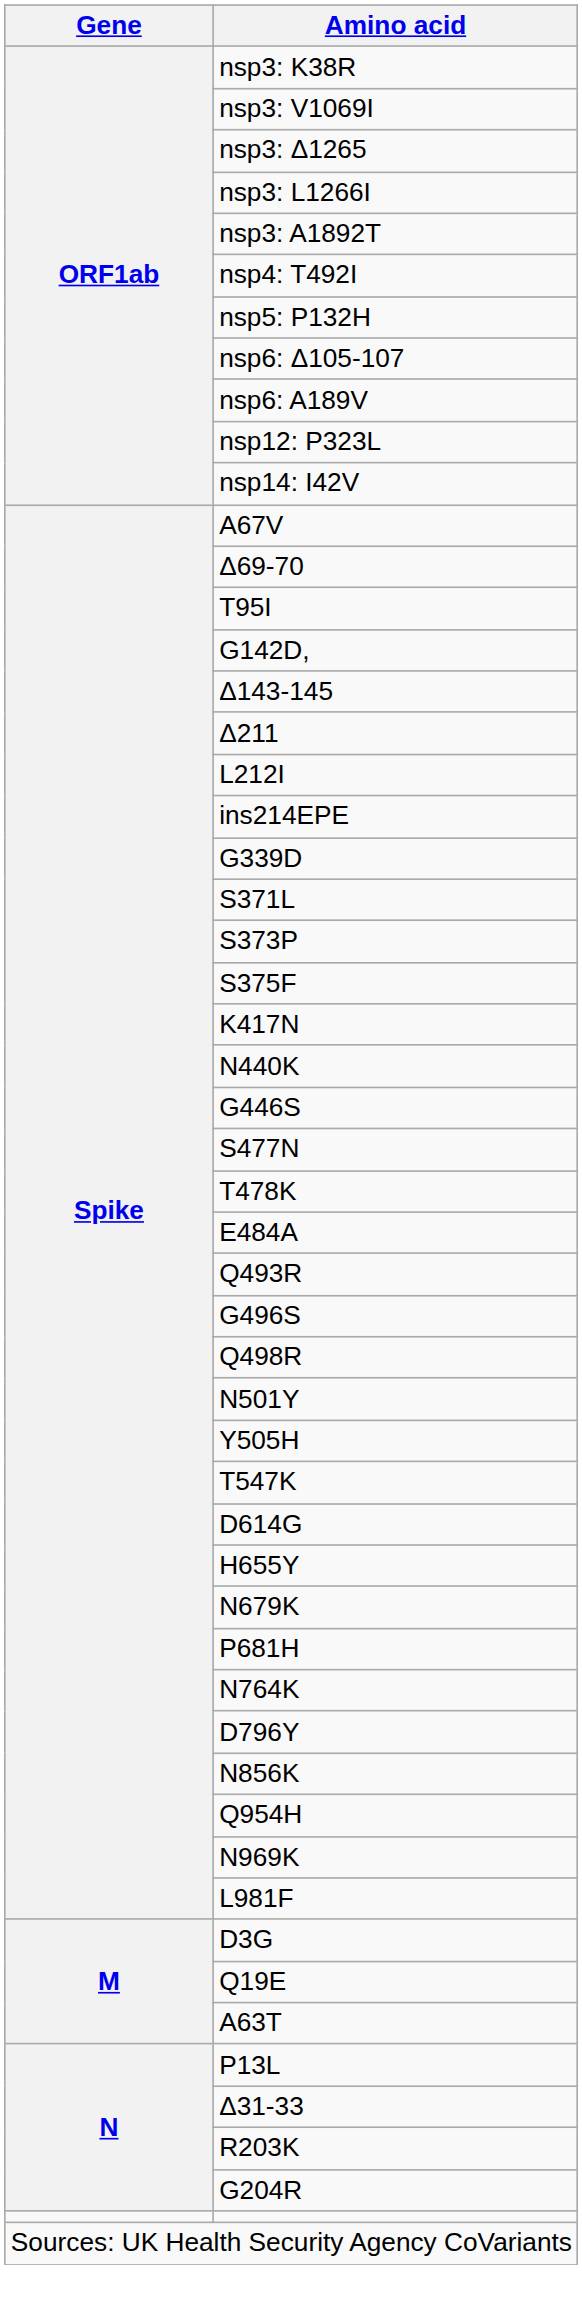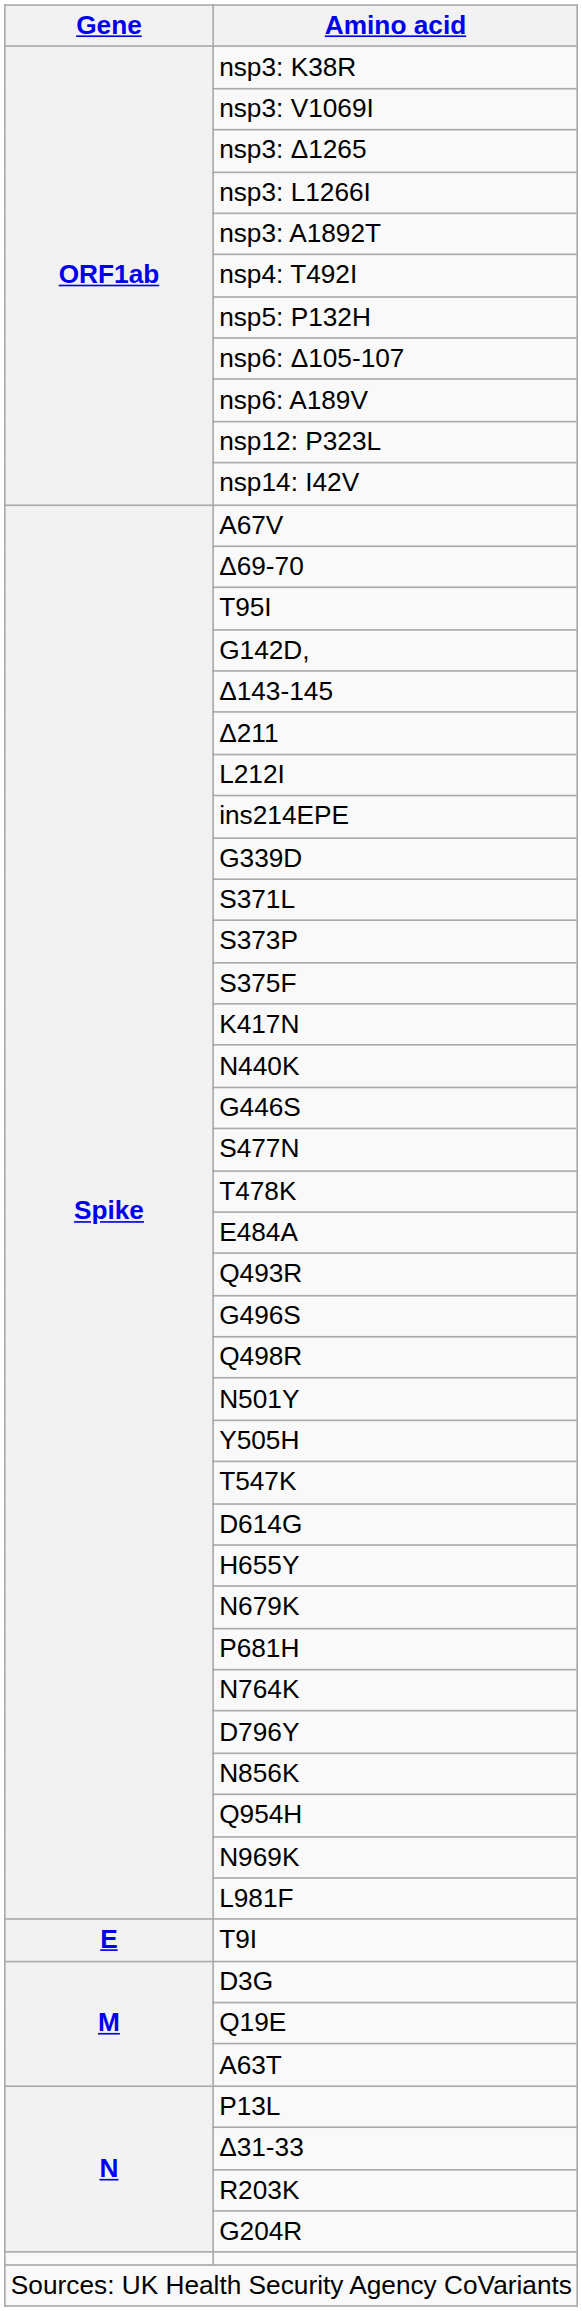+ row: (238, 1939)
